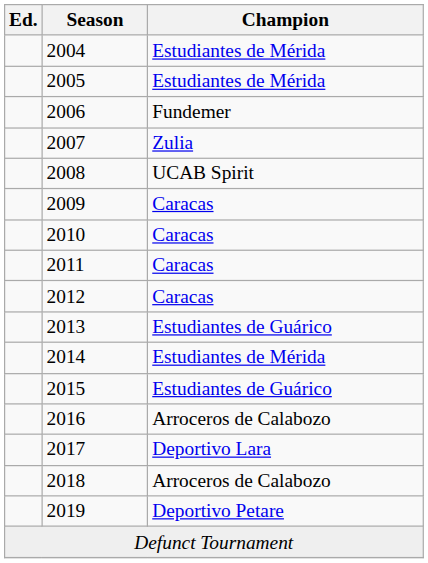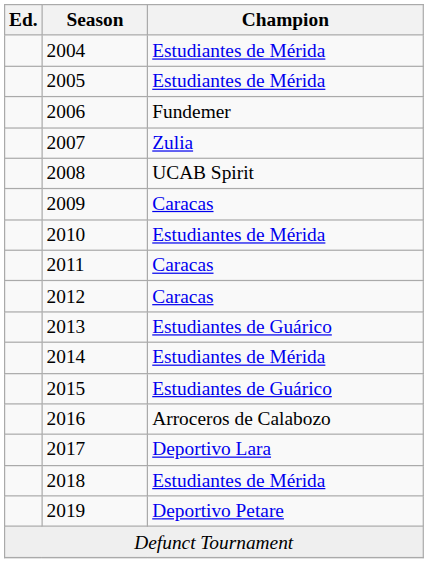(183, 234) Caracas -> (239, 234) Estudiantes de Mérida
(241, 480) Arroceros de Calabozo -> (239, 480) Estudiantes de Mérida
